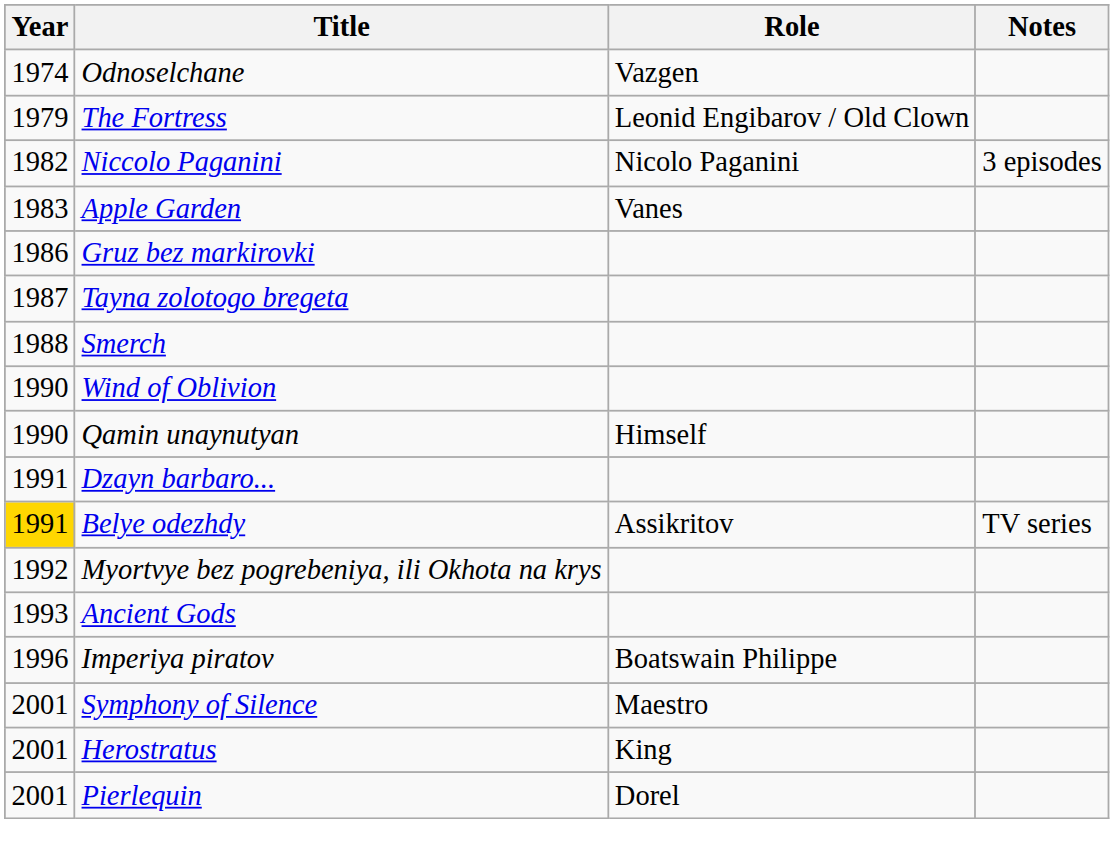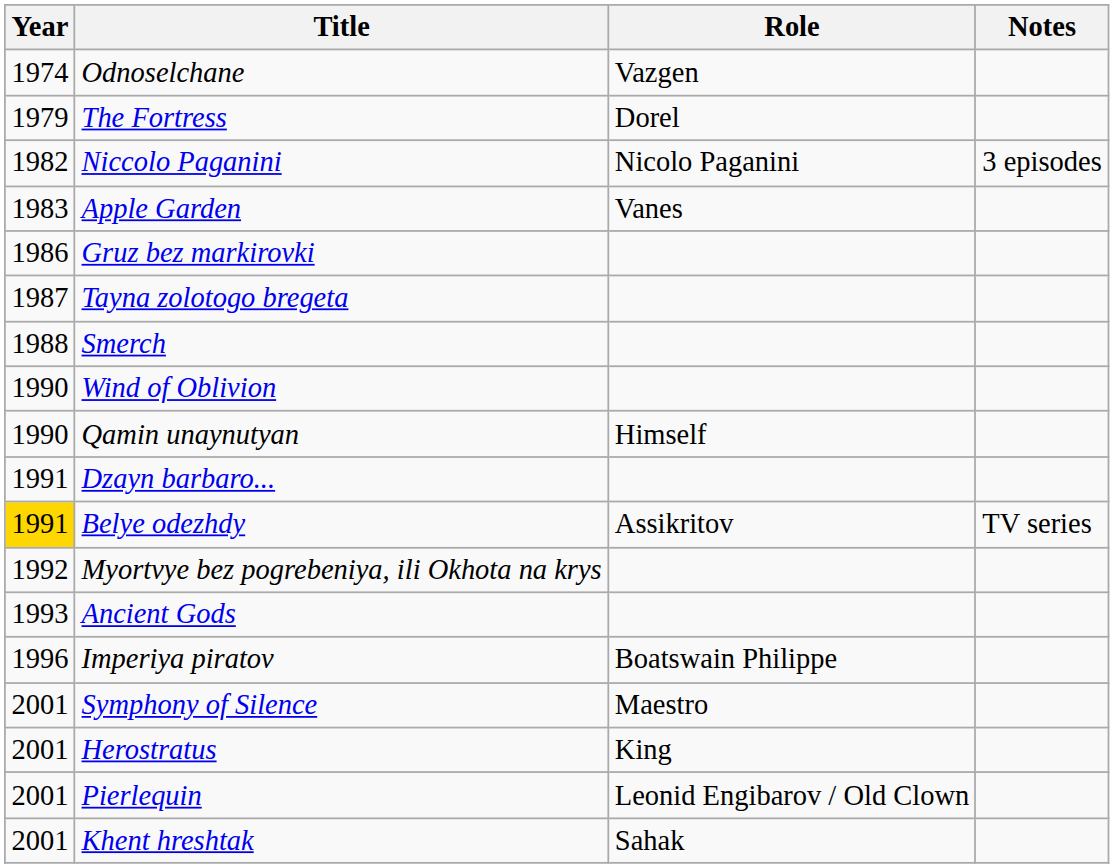(792, 117) Leonid Engibarov / Old Clown -> (647, 117) Dorel
(647, 794) Dorel -> (792, 794) Leonid Engibarov / Old Clown
+ row: (168, 840)
